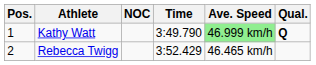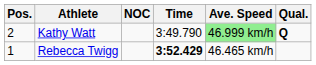(10, 33) 1 -> (10, 33) 2
(10, 51) 2 -> (10, 51) 1
(179, 51) normal -> (179, 51) bold
